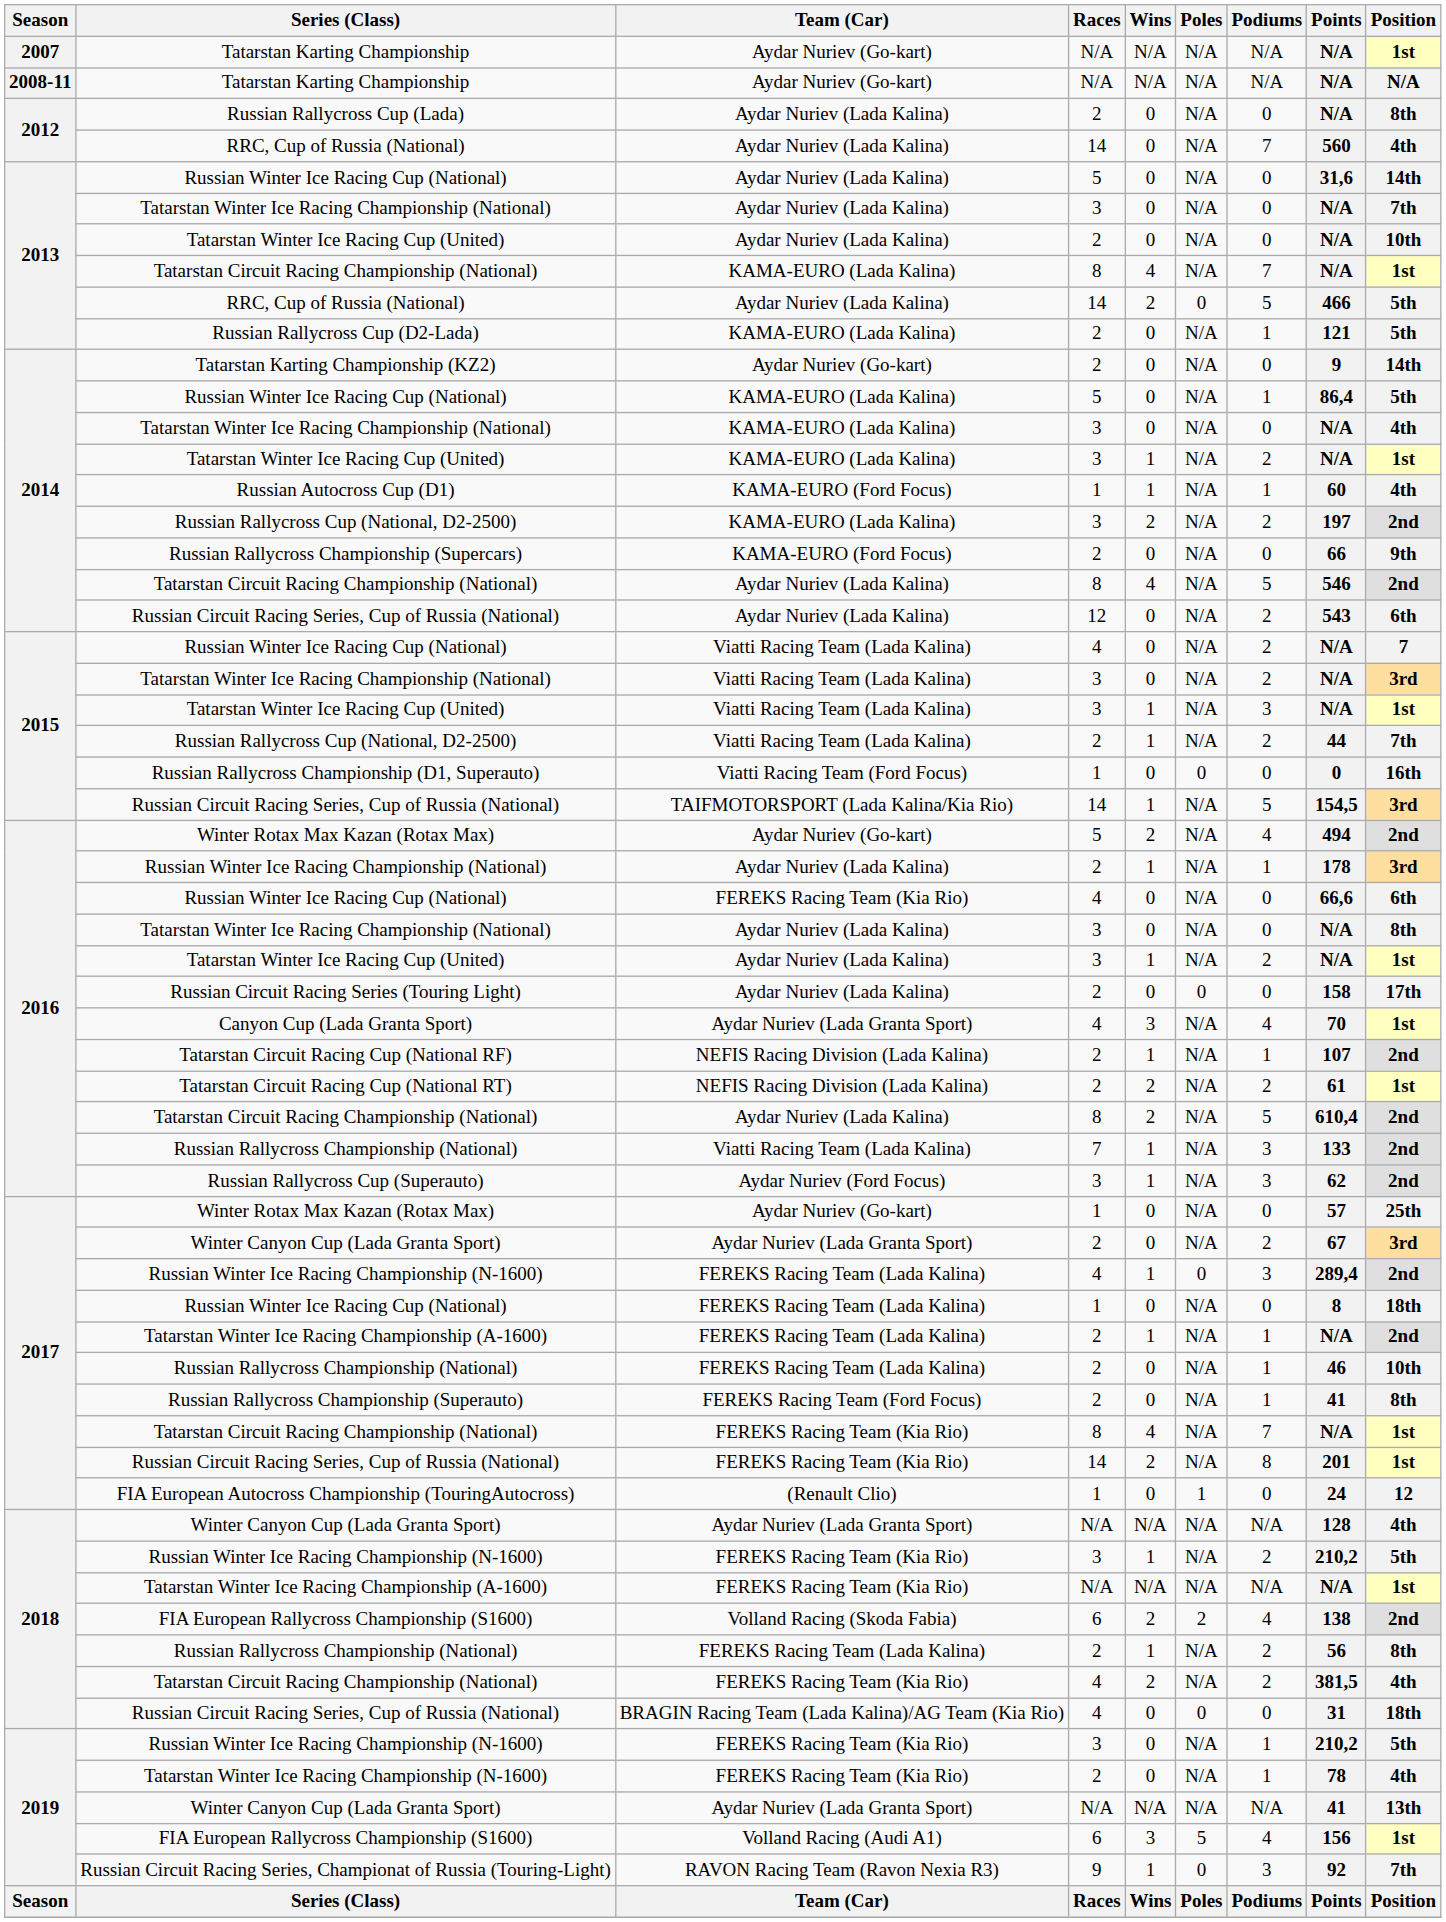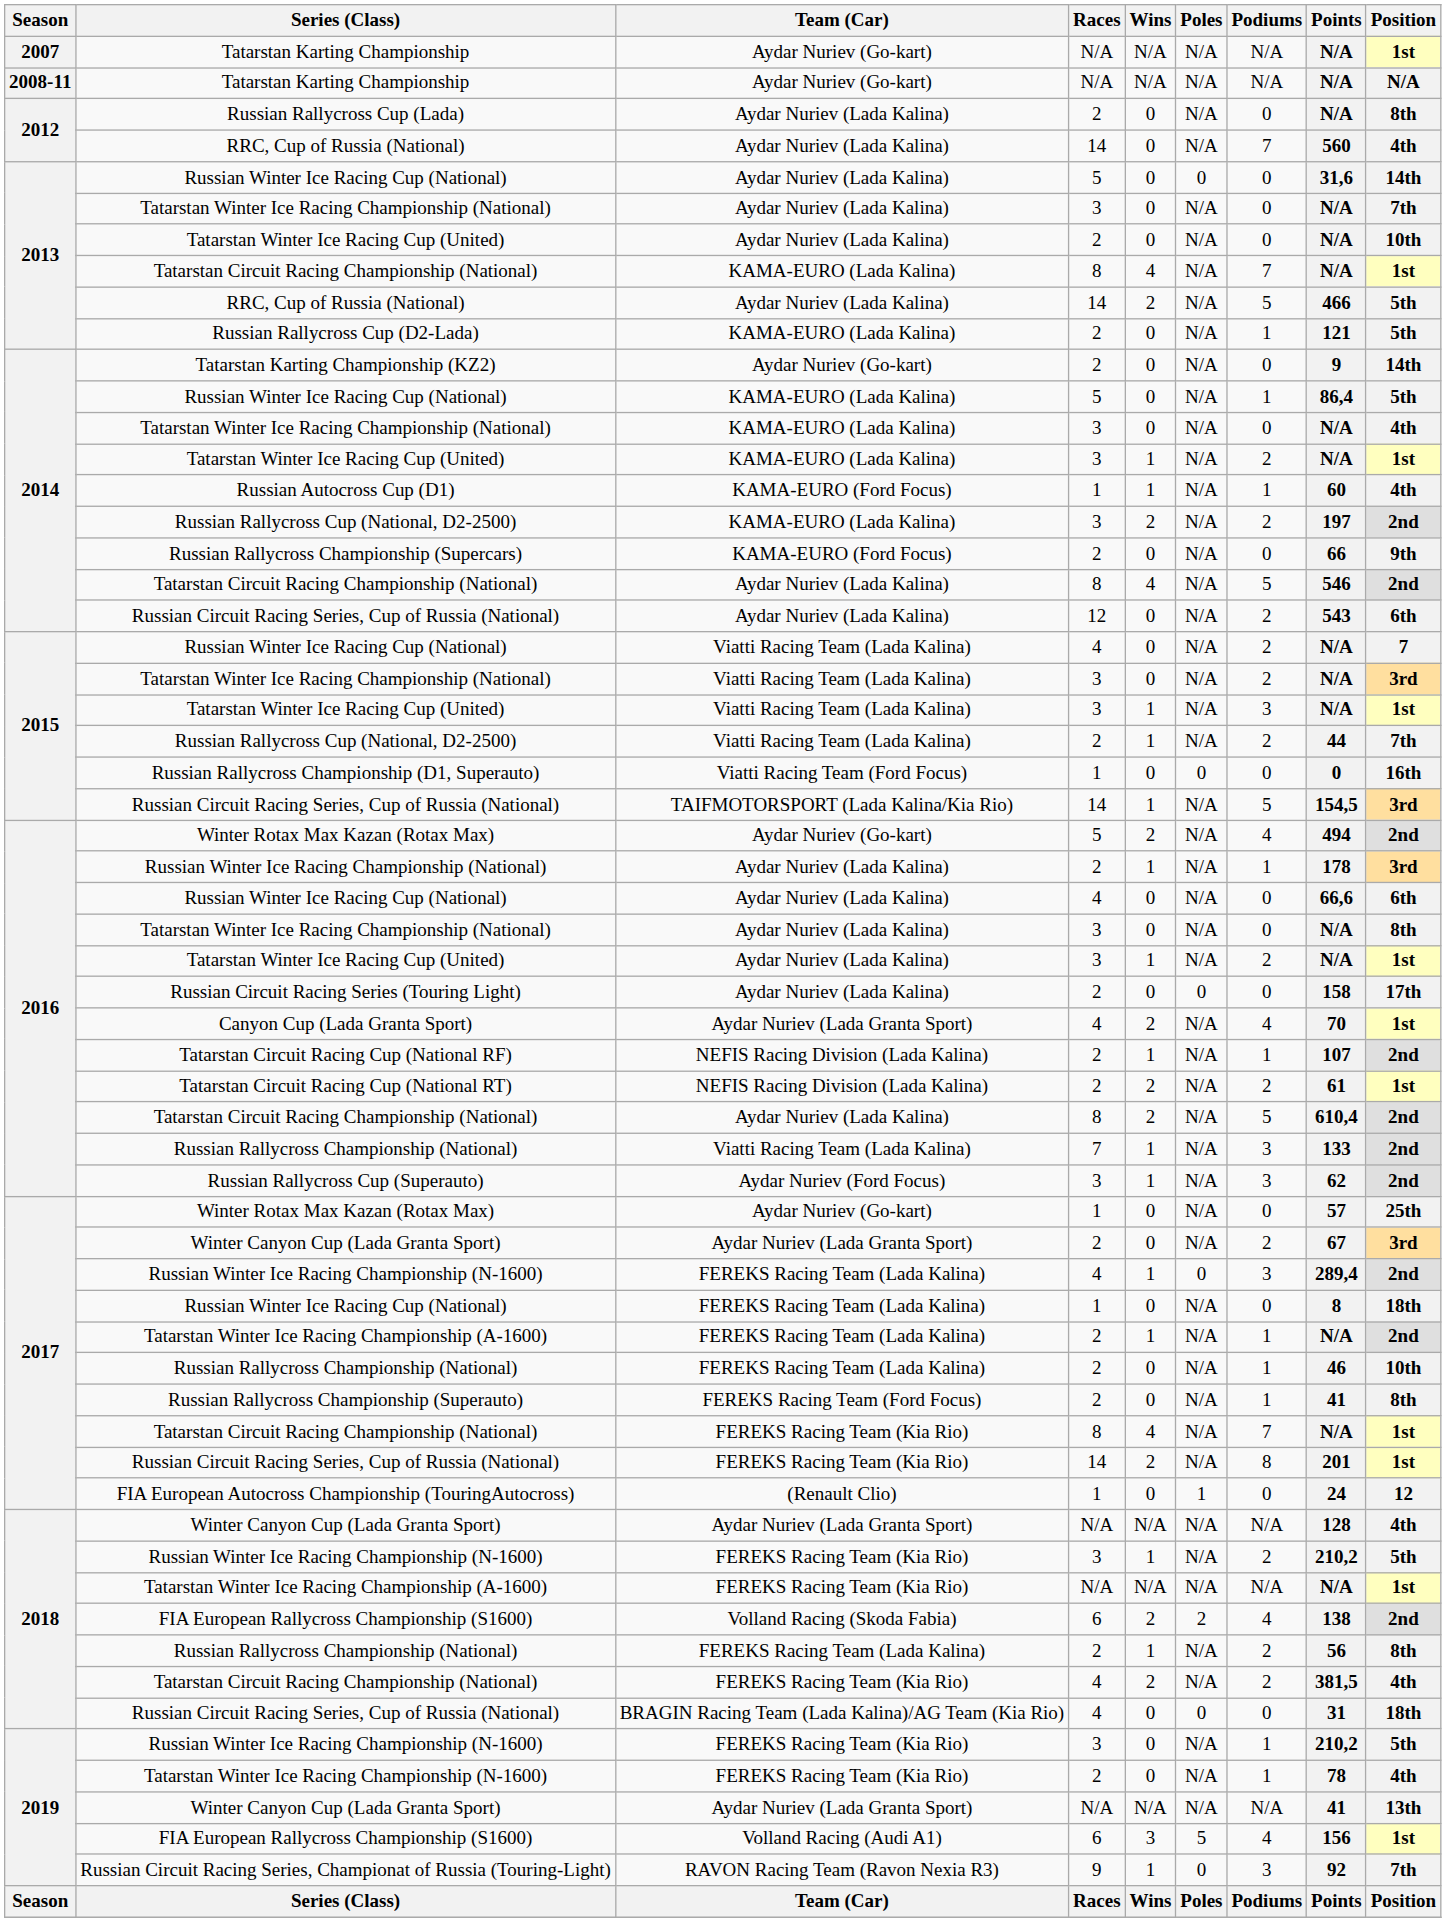(1201, 177) N/A -> (1201, 177) 0
(1201, 302) 0 -> (1201, 302) N/A
(842, 898) FEREKS Racing Team (Kia Rio) -> (842, 898) Aydar Nuriev (Lada Kalina)
(1150, 1023) 3 -> (1150, 1023) 2
